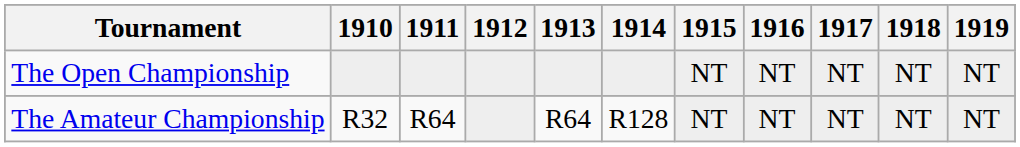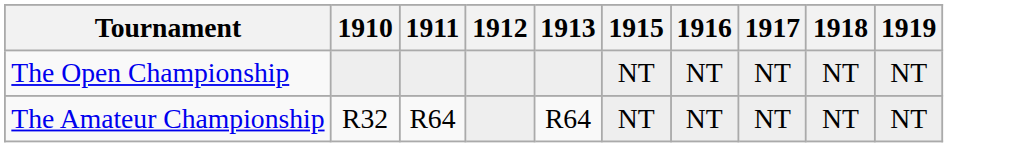- column: (638, 27)
